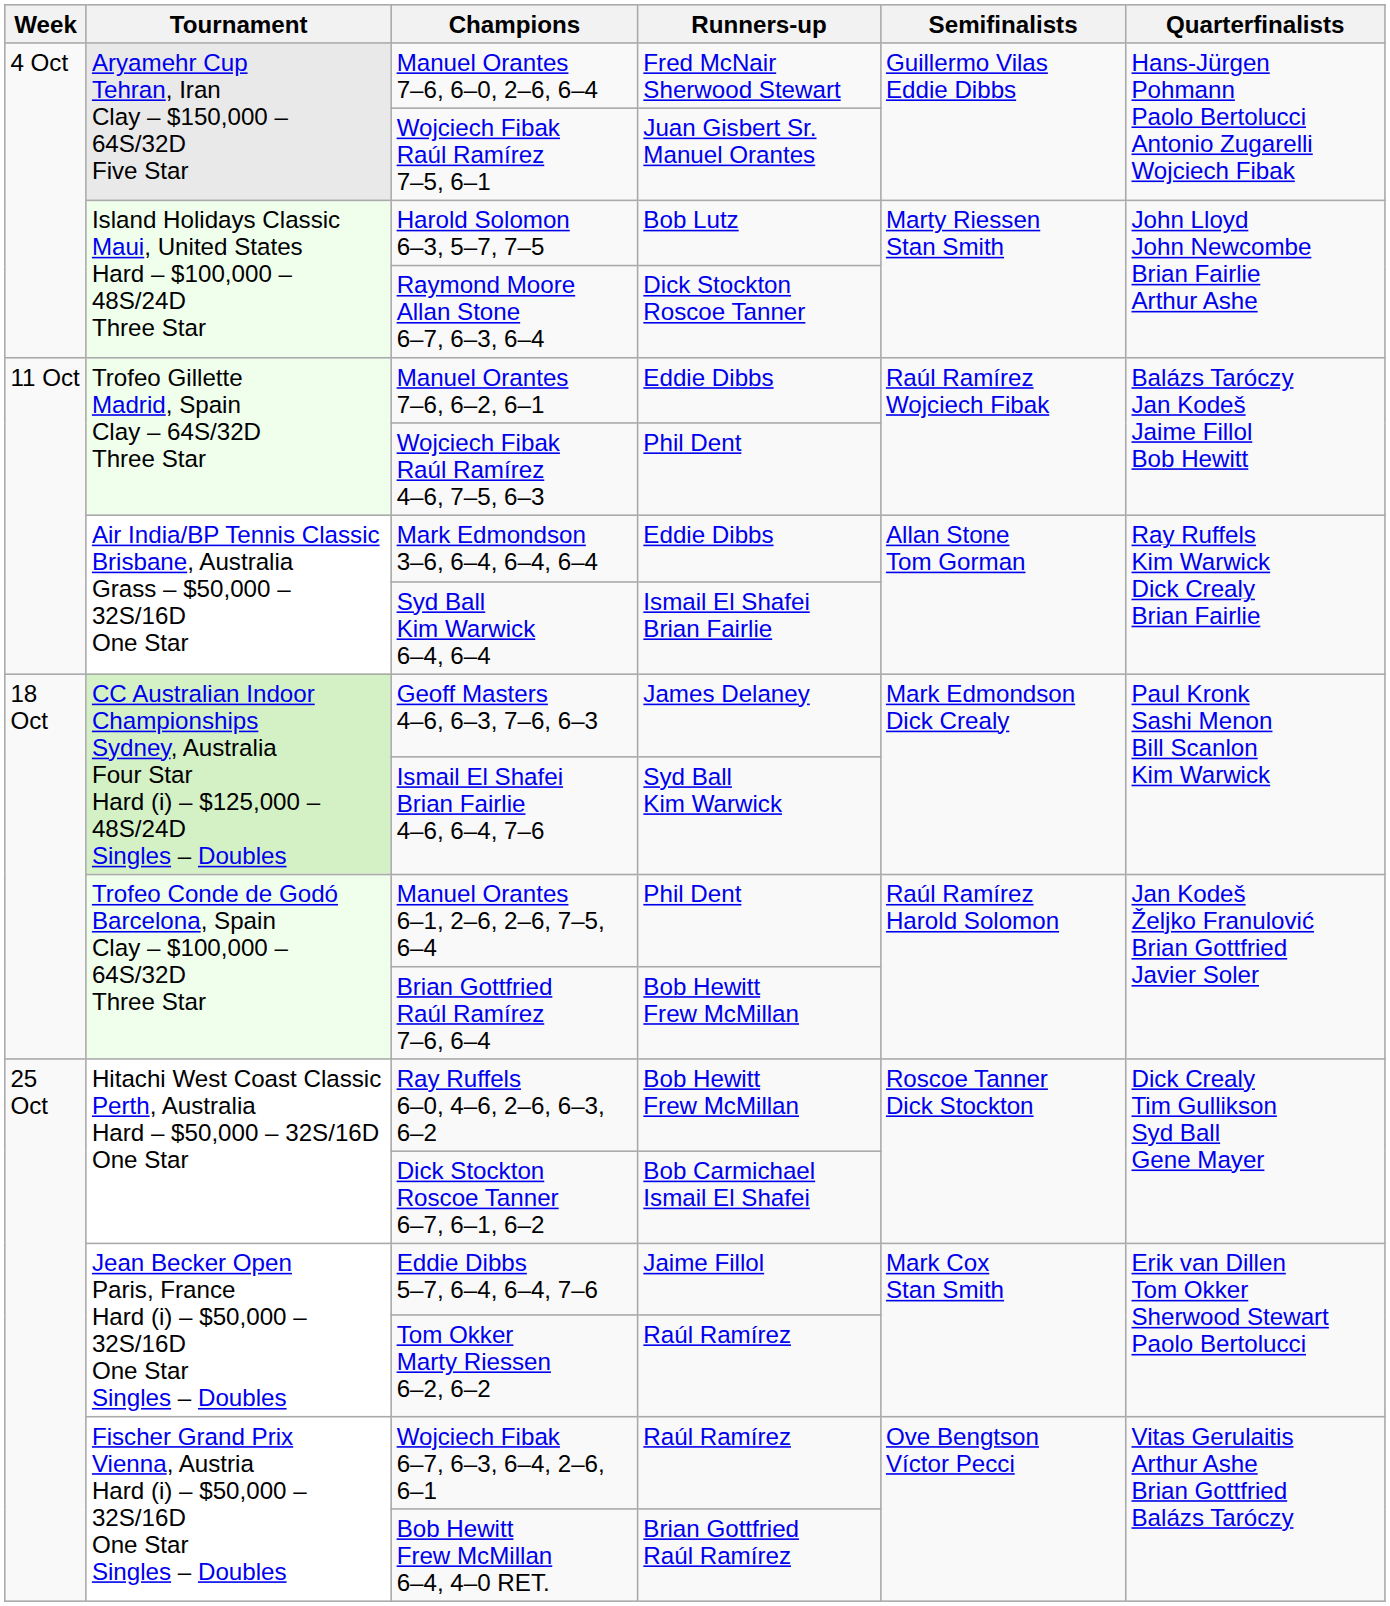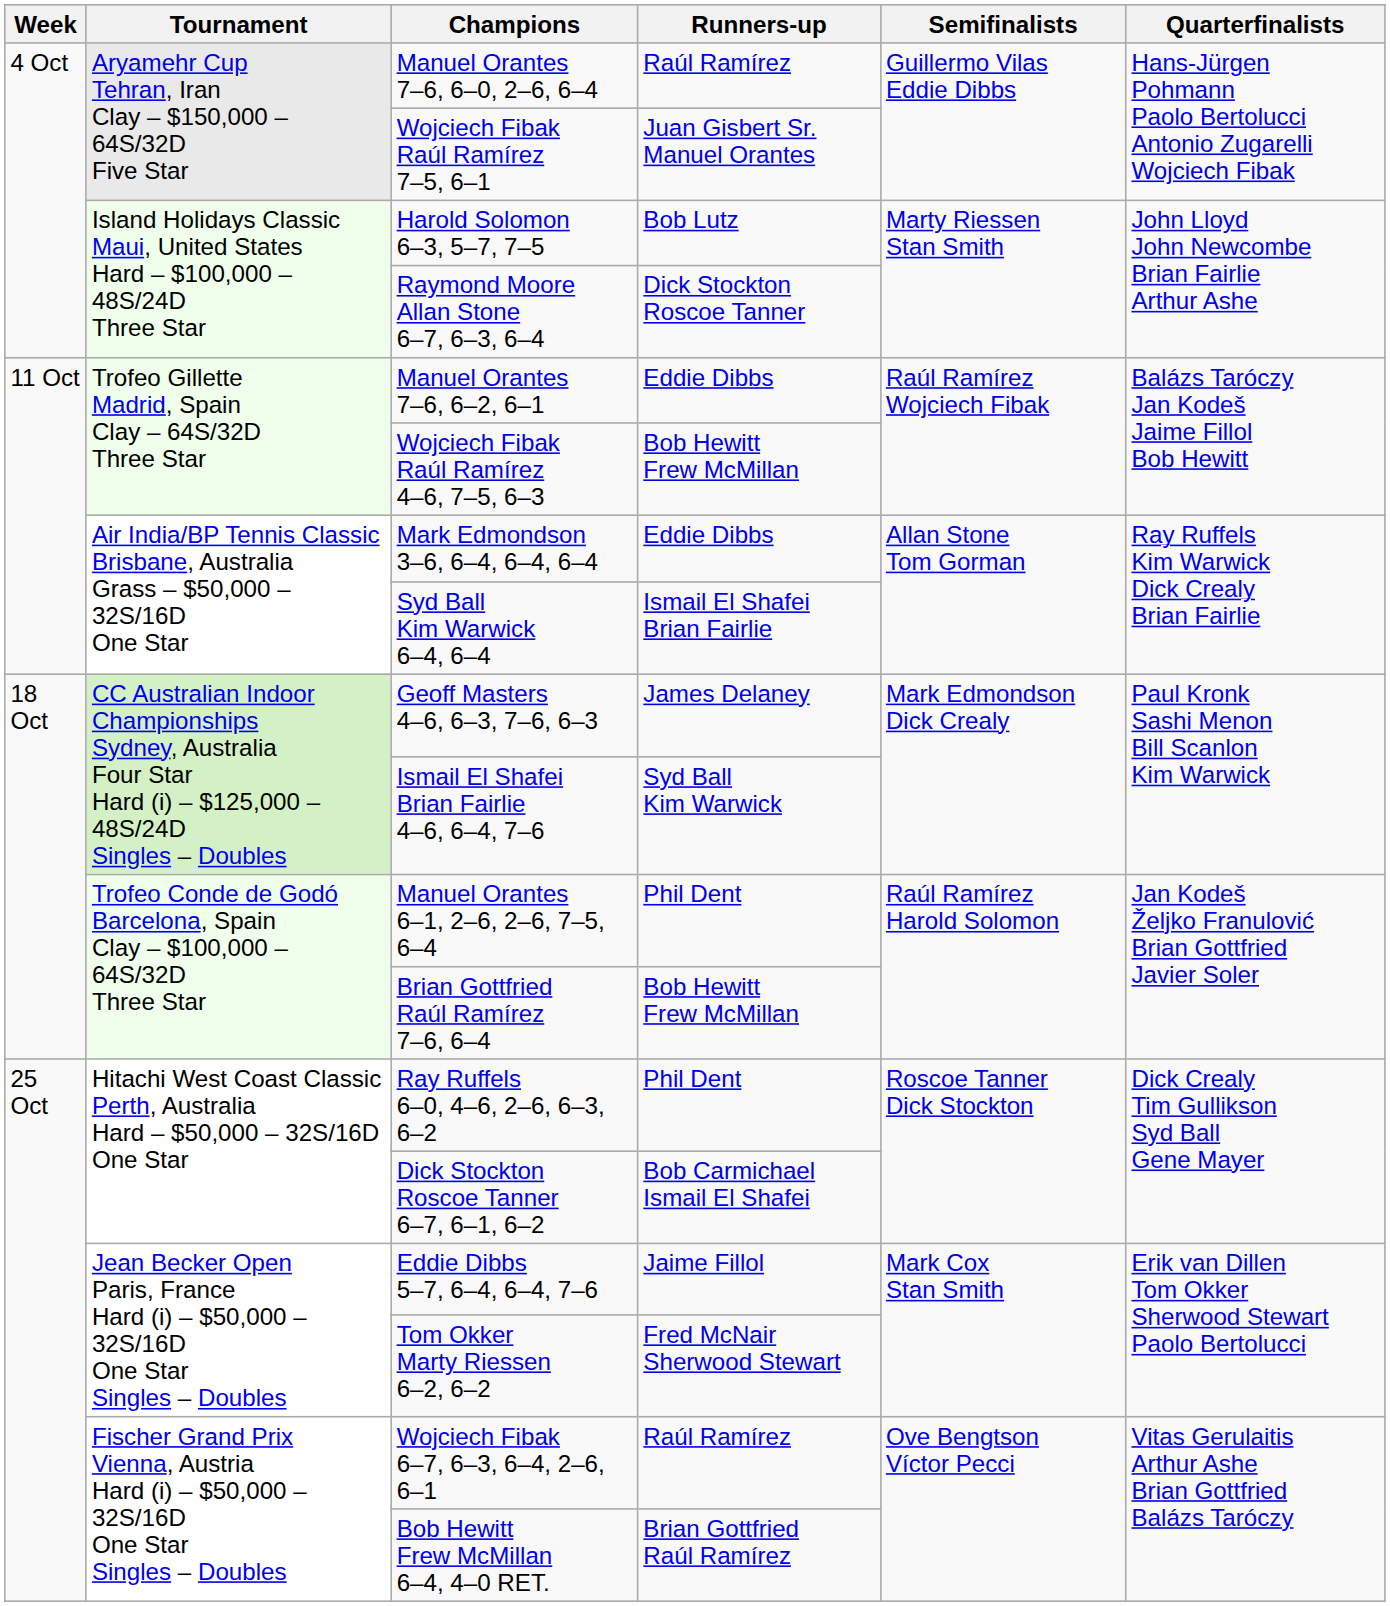(742, 76) Fred McNair Sherwood Stewart -> (717, 62) Raúl Ramírez
(692, 443) Phil Dent -> (721, 456) Bob Hewitt Frew McMillan
(721, 1091) Bob Hewitt Frew McMillan -> (692, 1078) Phil Dent
(717, 1334) Raúl Ramírez -> (742, 1348) Fred McNair Sherwood Stewart
